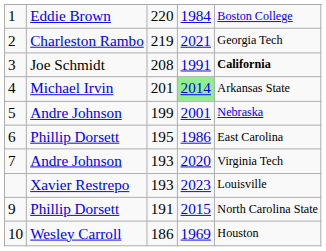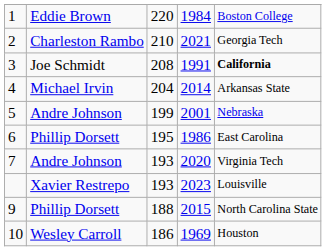(162, 40) 219 -> (162, 40) 210
(162, 88) 201 -> (162, 88) 204
(196, 88) lightgreen background -> (196, 88) no background
(162, 209) 191 -> (162, 209) 188
